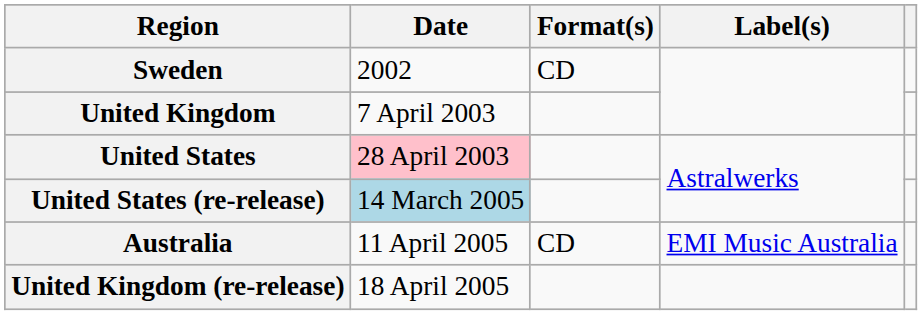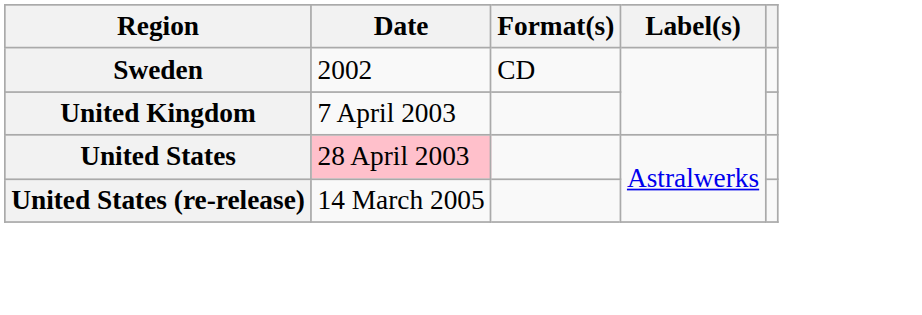(441, 199) lightblue background -> (401, 199) no background
- row: (178, 243)
- row: (178, 286)
